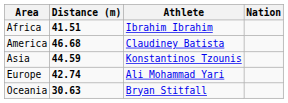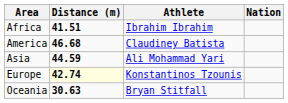(184, 59) Konstantinos Tzounis -> (175, 59) Ali Mohammad Yari
(66, 75) no background -> (66, 75) lightyellow background
(175, 75) Ali Mohammad Yari -> (184, 75) Konstantinos Tzounis
